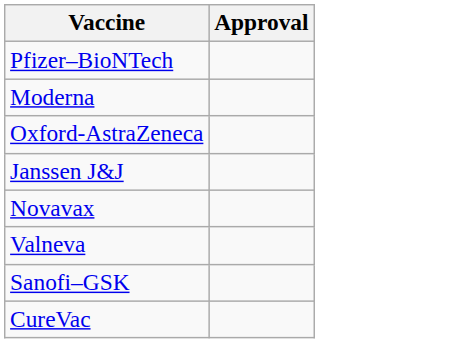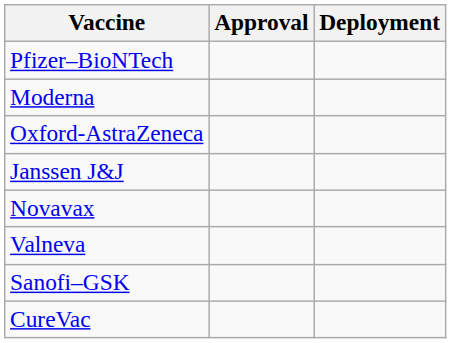+ column: (380, 23)
